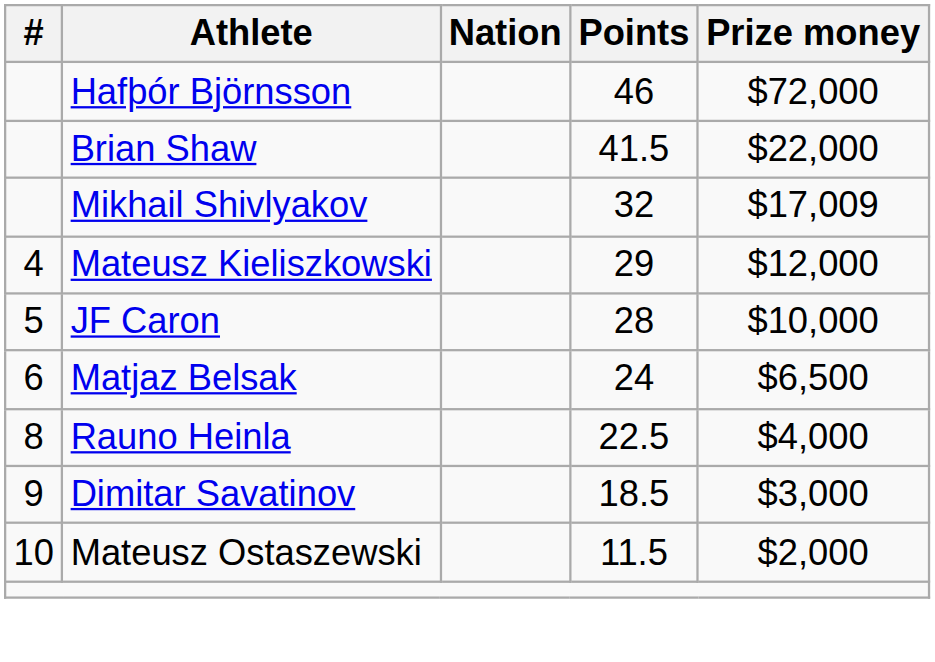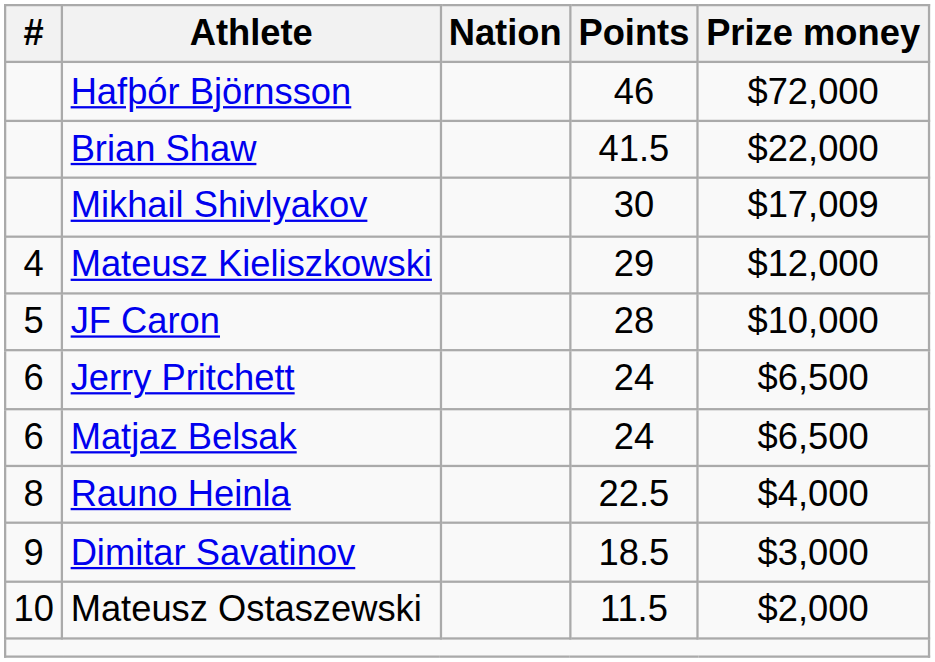(634, 206) 32 -> (634, 206) 30
+ row: (183, 378)
